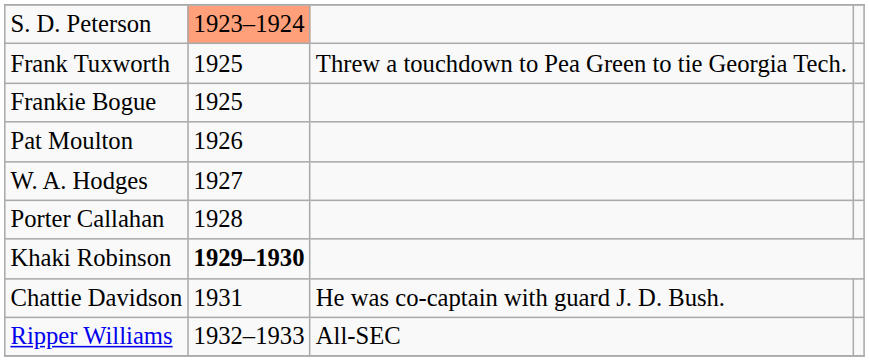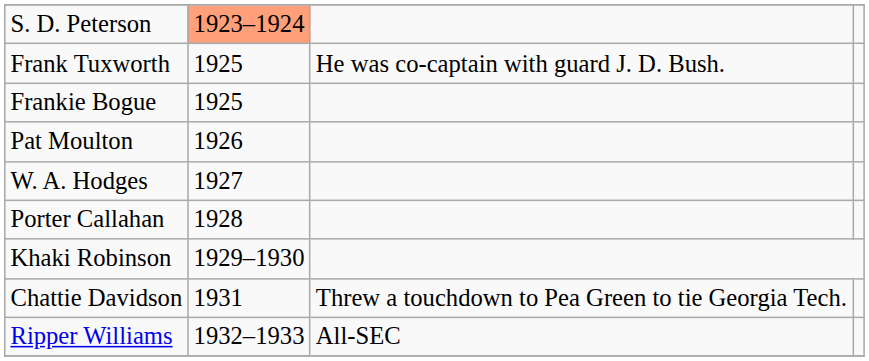(581, 63) Threw a touchdown to Pea Green to tie Georgia Tech. -> (520, 63) He was co-captain with guard J. D. Bush.
(249, 258) bold -> (249, 258) normal
(520, 297) He was co-captain with guard J. D. Bush. -> (581, 297) Threw a touchdown to Pea Green to tie Georgia Tech.
